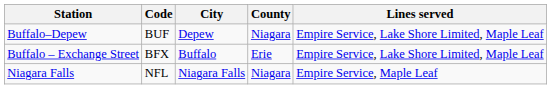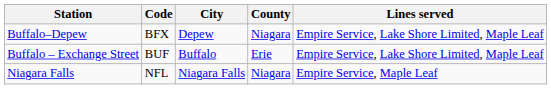(157, 34) BUF -> (157, 34) BFX
(157, 53) BFX -> (157, 53) BUF
